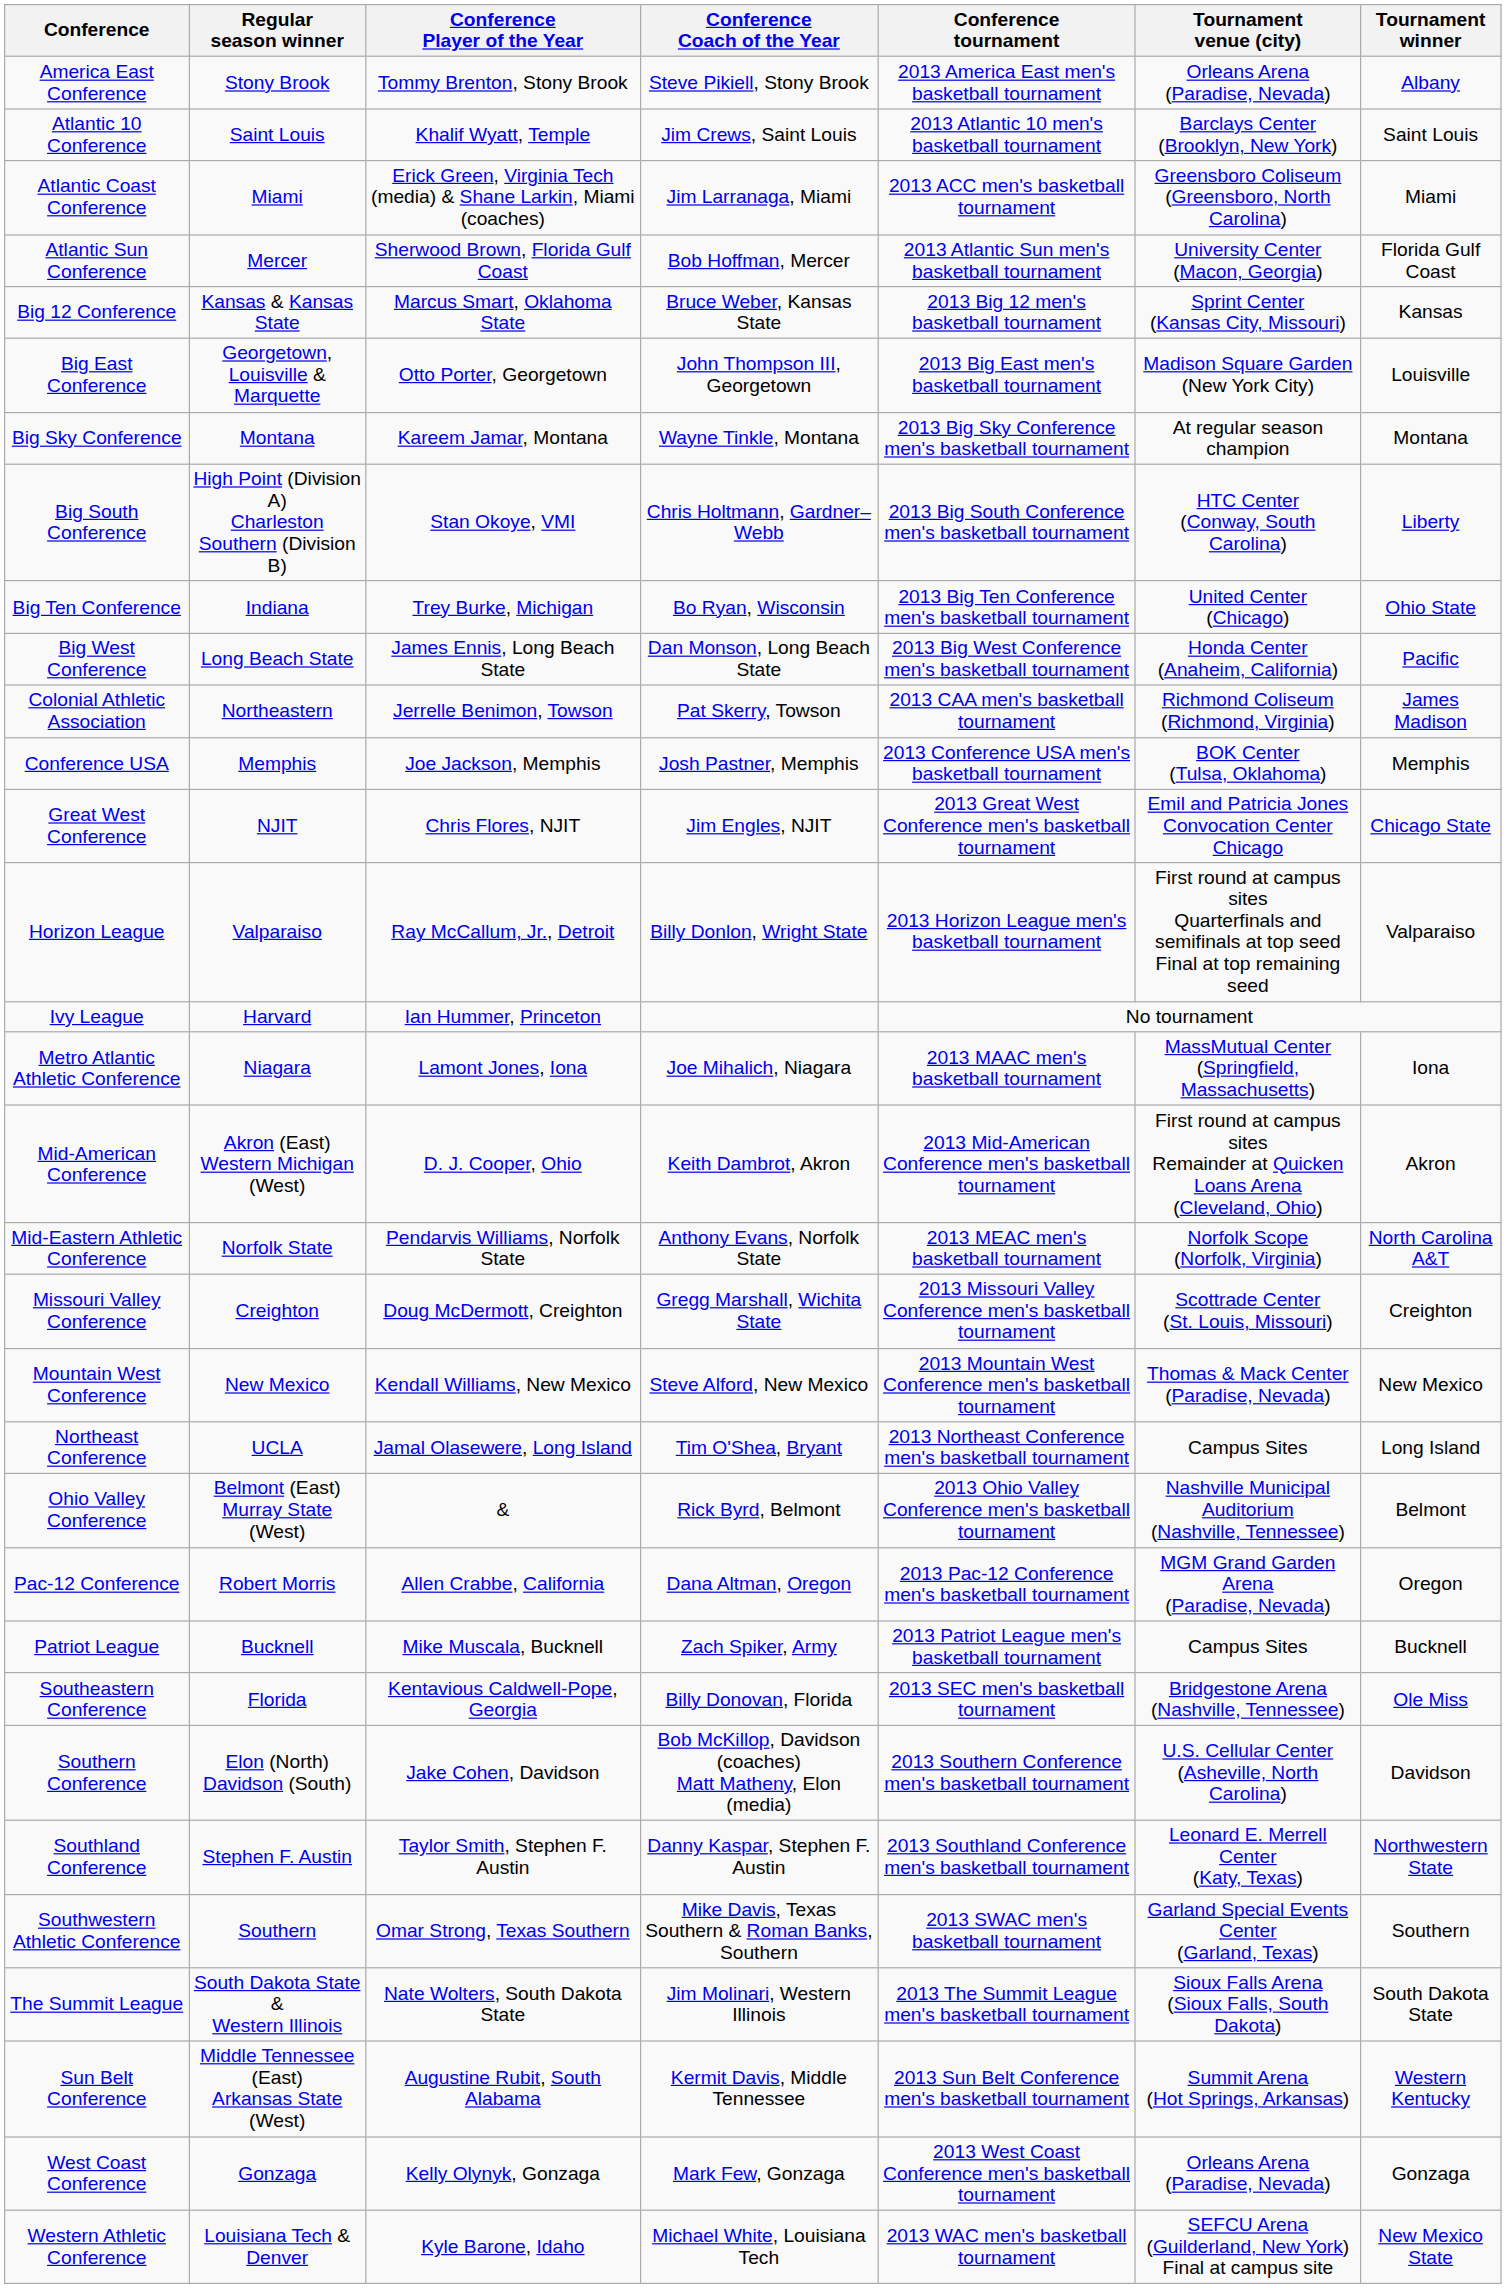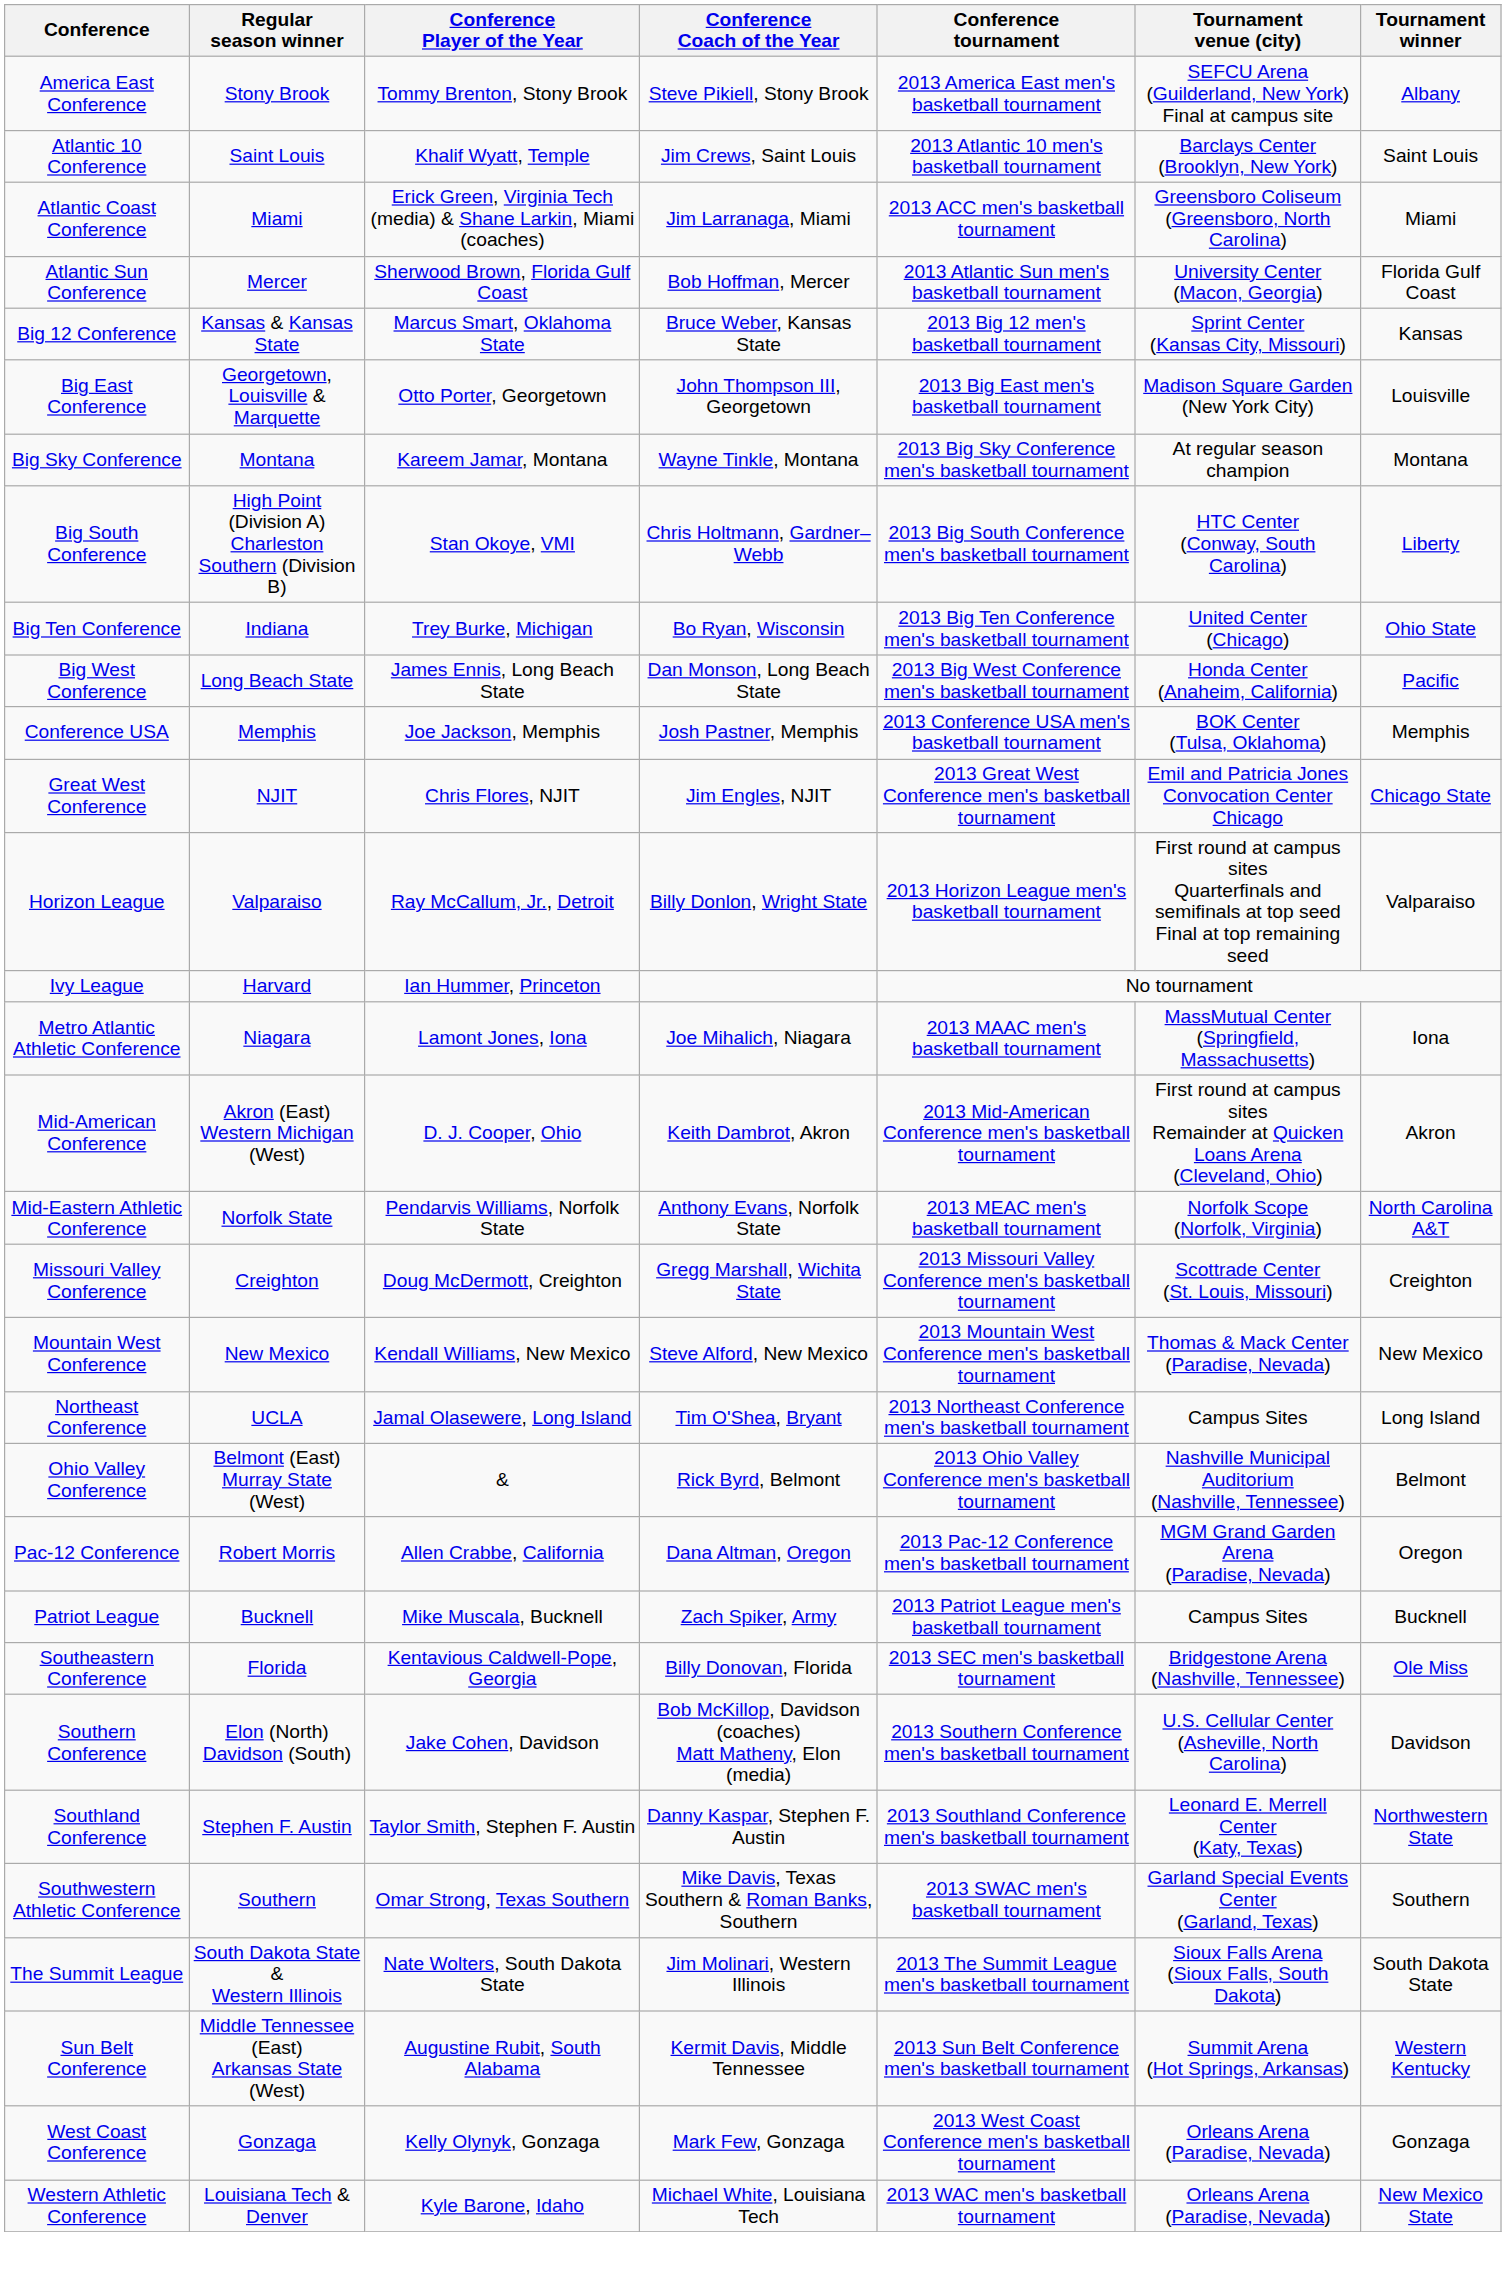(1248, 82) Orleans Arena (Paradise, Nevada) -> (1248, 93) SEFCU Arena (Guilderland, New York) Final at campus site
- row: (97, 711)
(1248, 2246) SEFCU Arena (Guilderland, New York) Final at campus site -> (1248, 2205) Orleans Arena (Paradise, Nevada)
